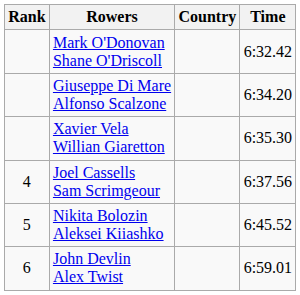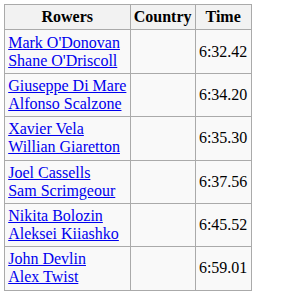- column: (27, 17)
